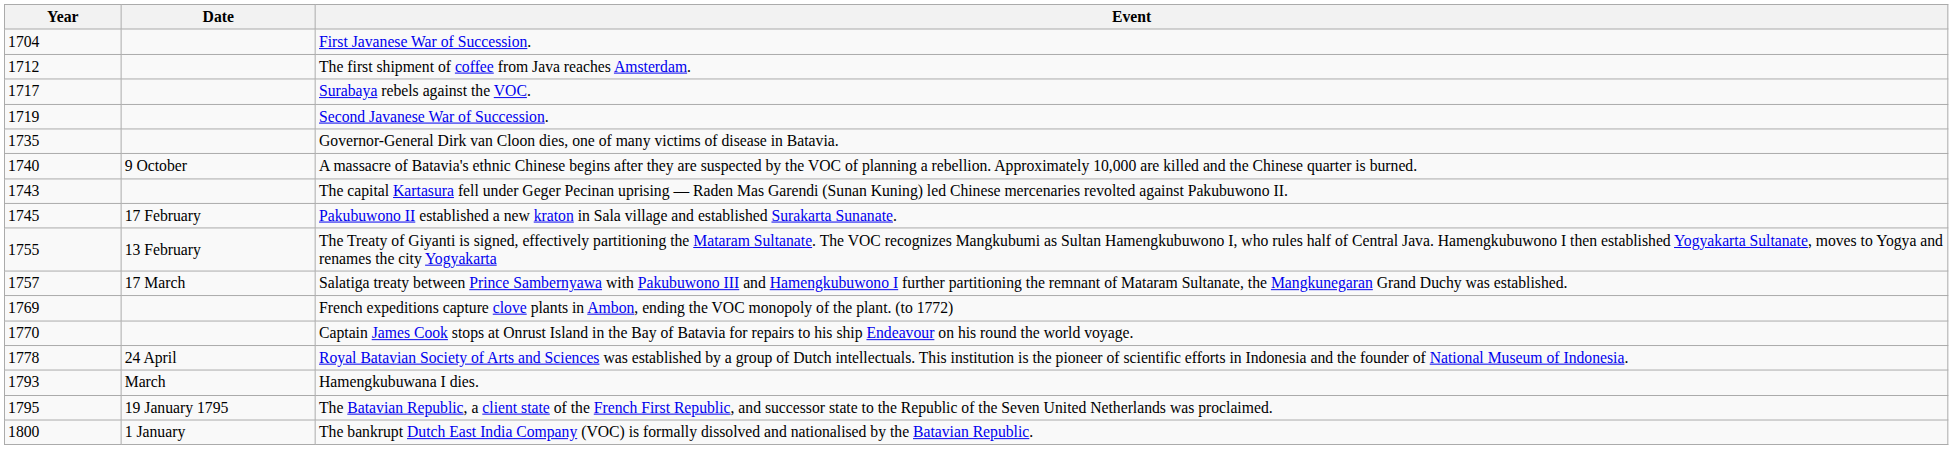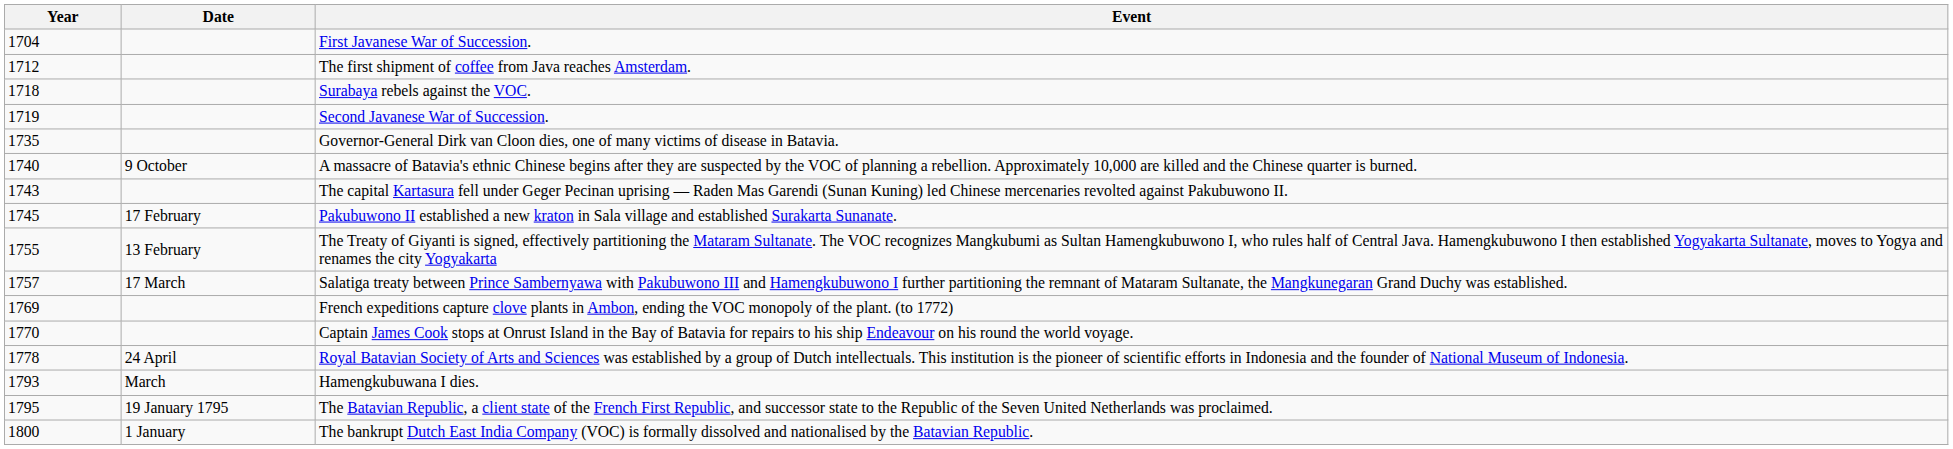(24, 91) 1717 -> (24, 91) 1718
